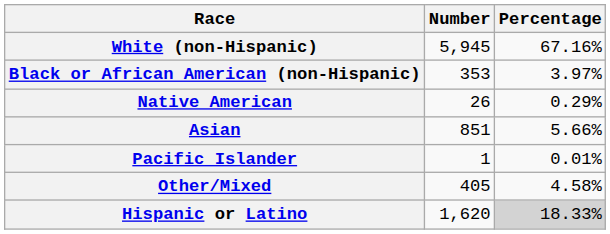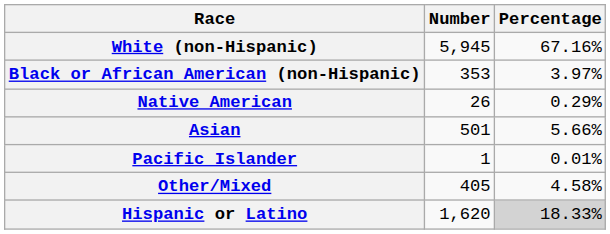(475, 131) 851 -> (475, 131) 501
